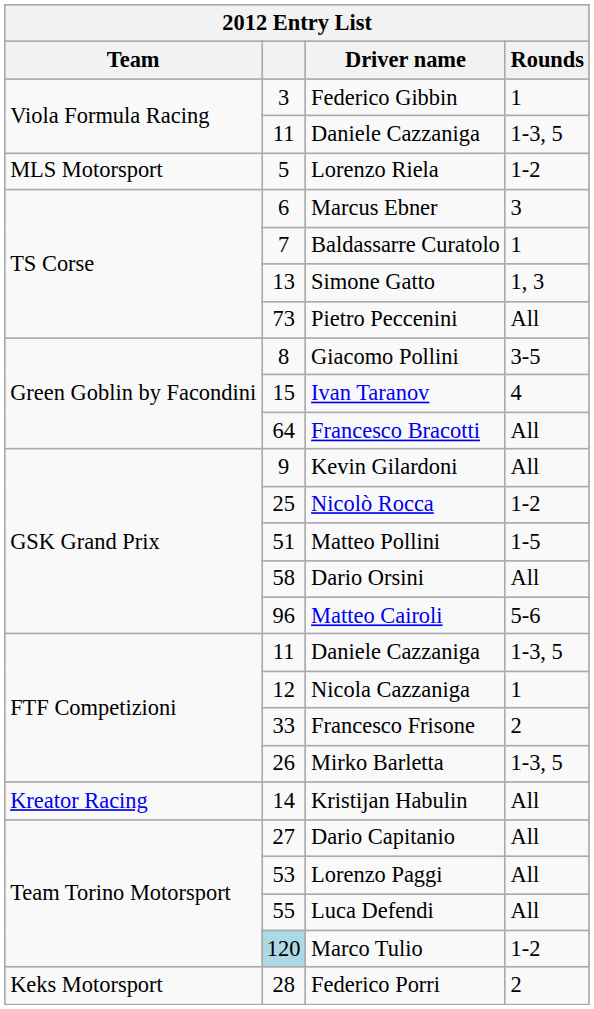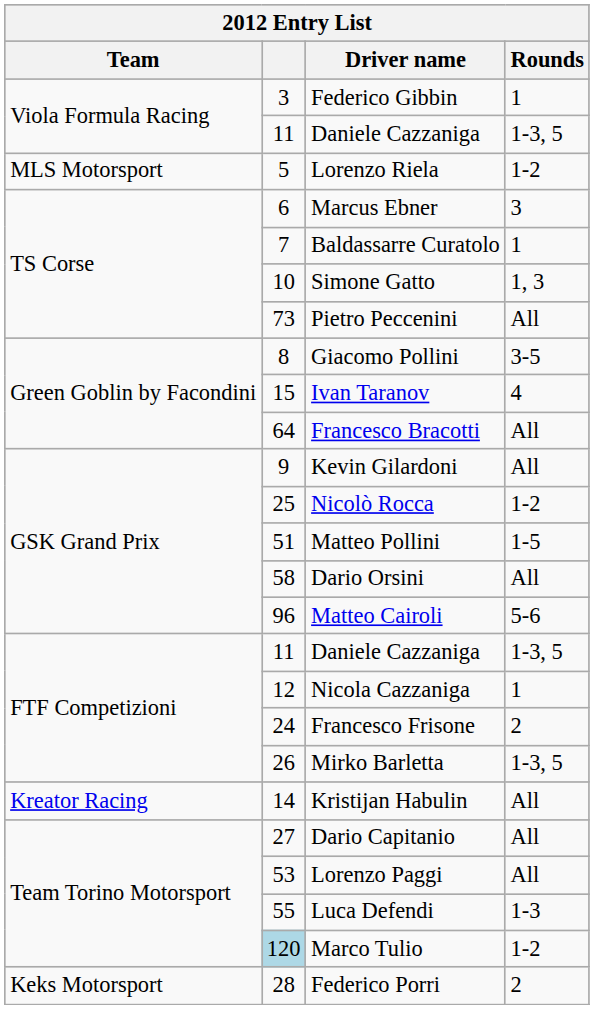(284, 281) 13 -> (284, 281) 10
(284, 726) 33 -> (284, 726) 24
(525, 911) All -> (525, 911) 1-3
